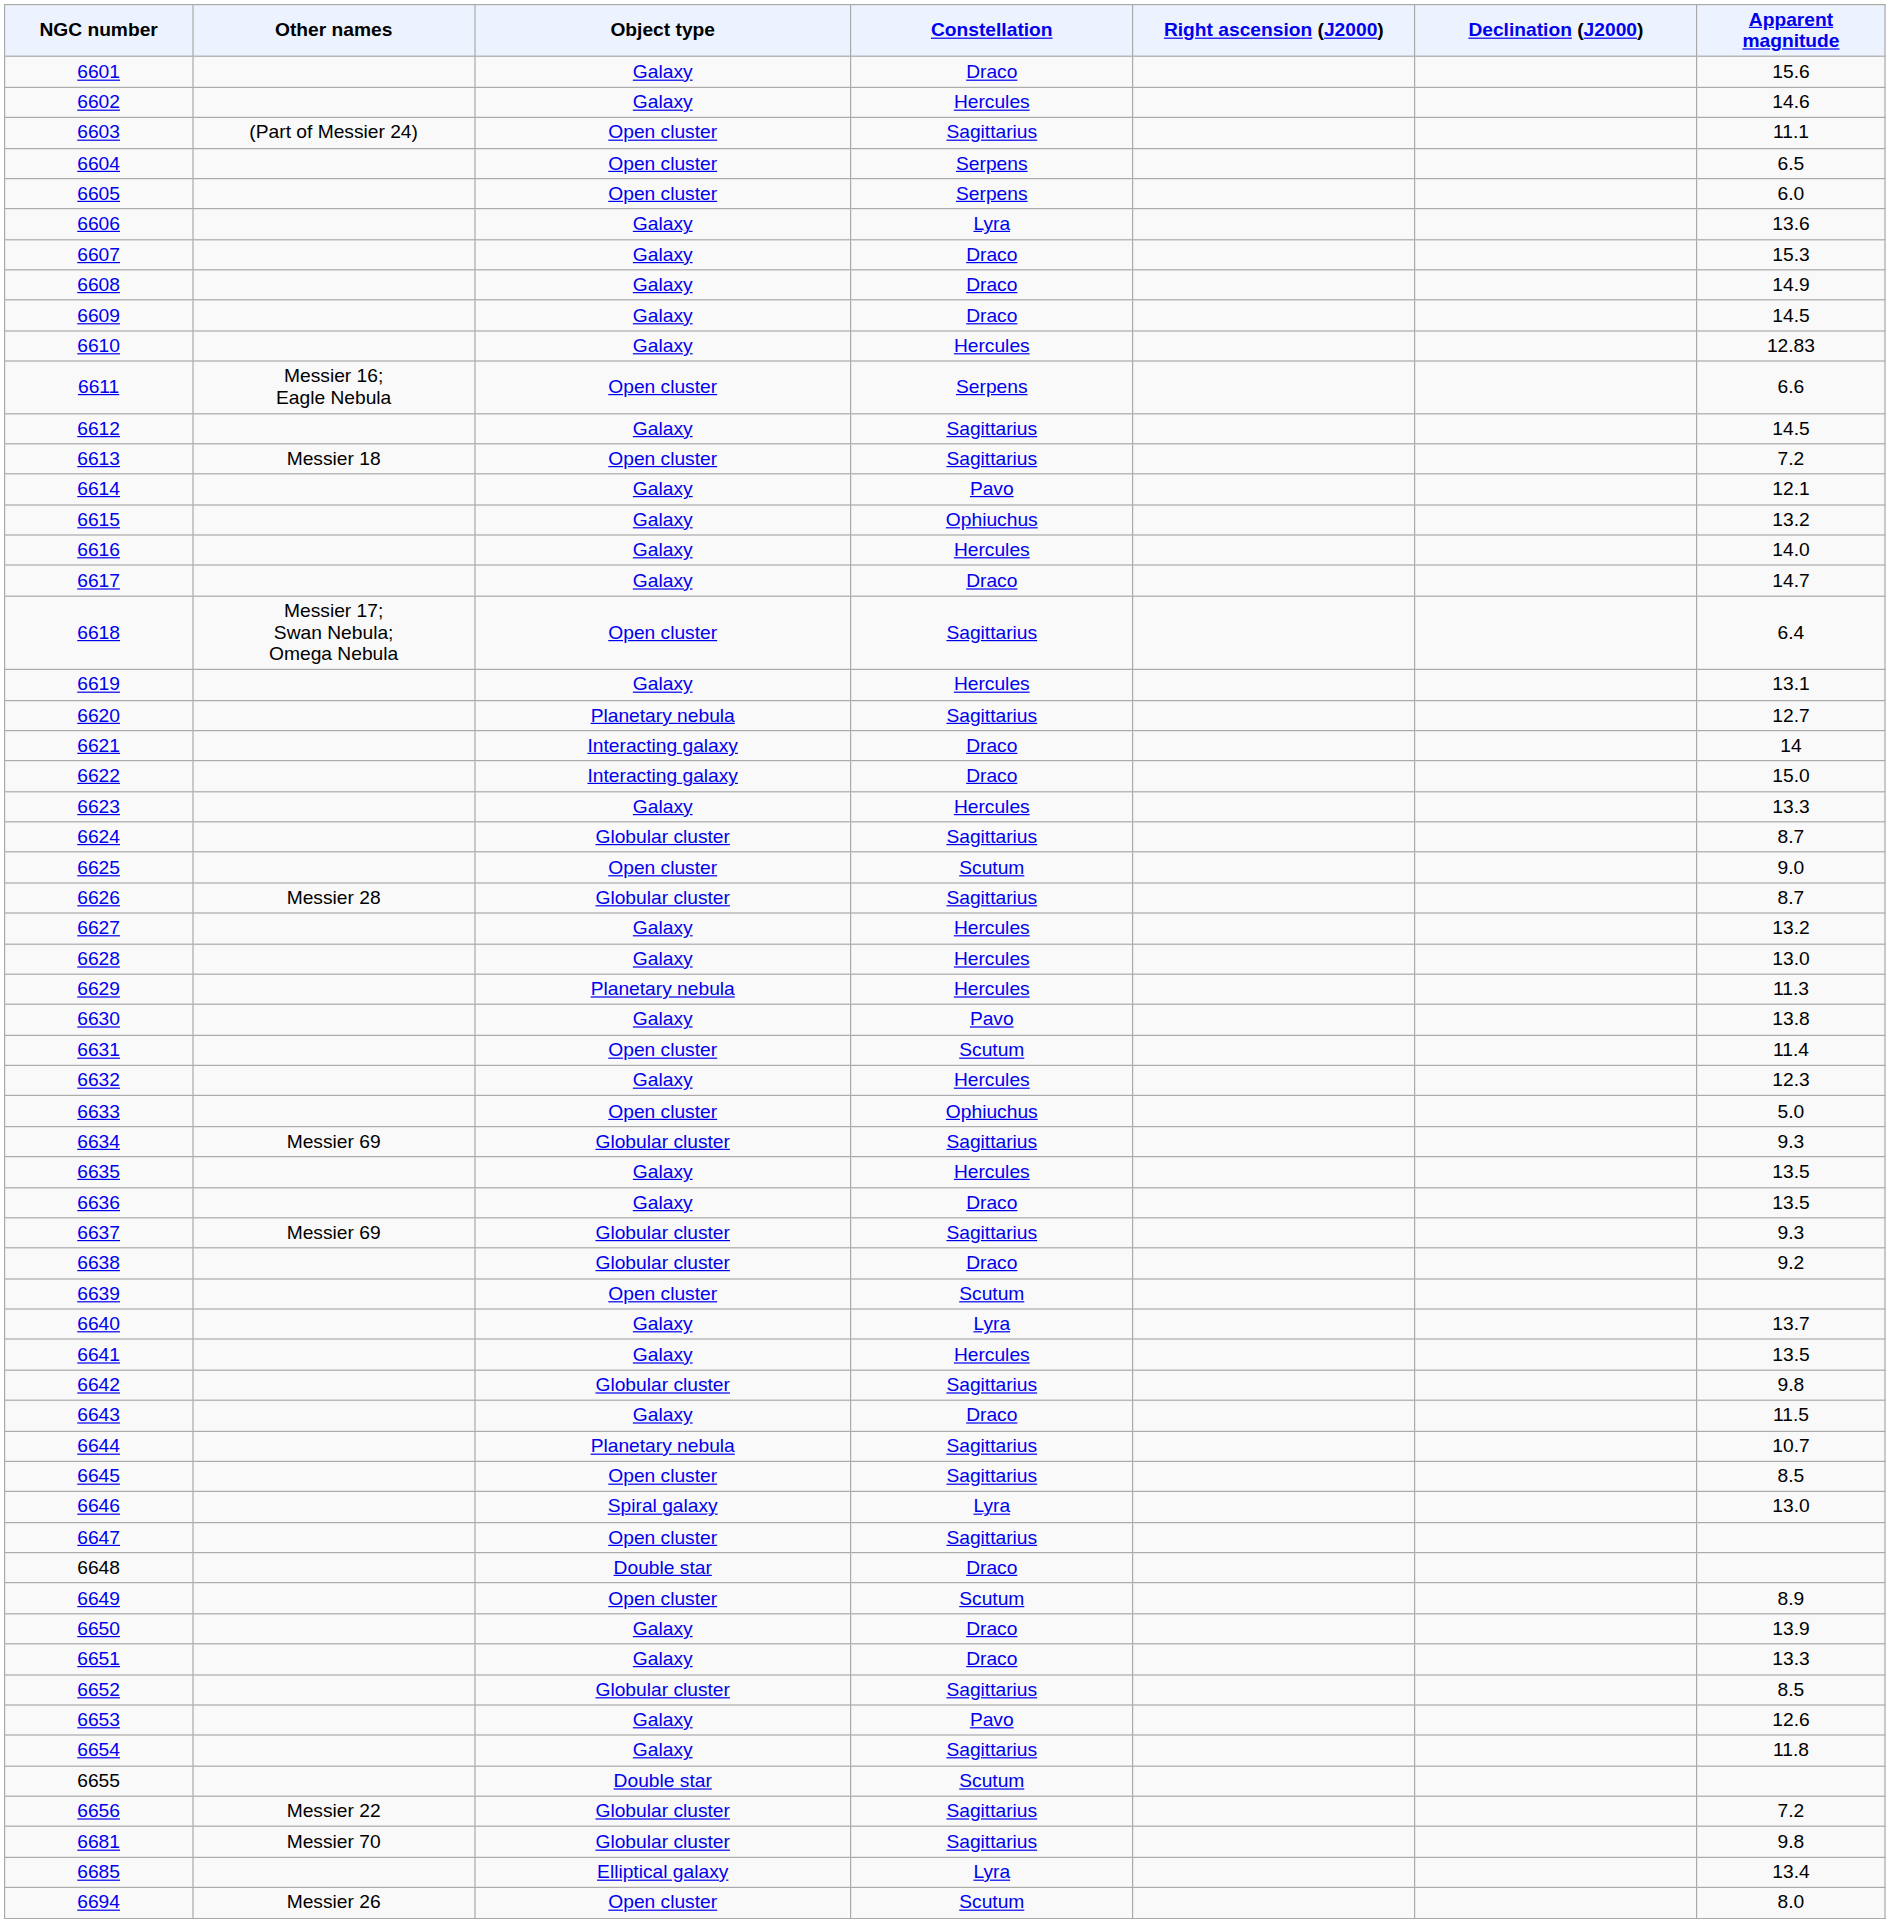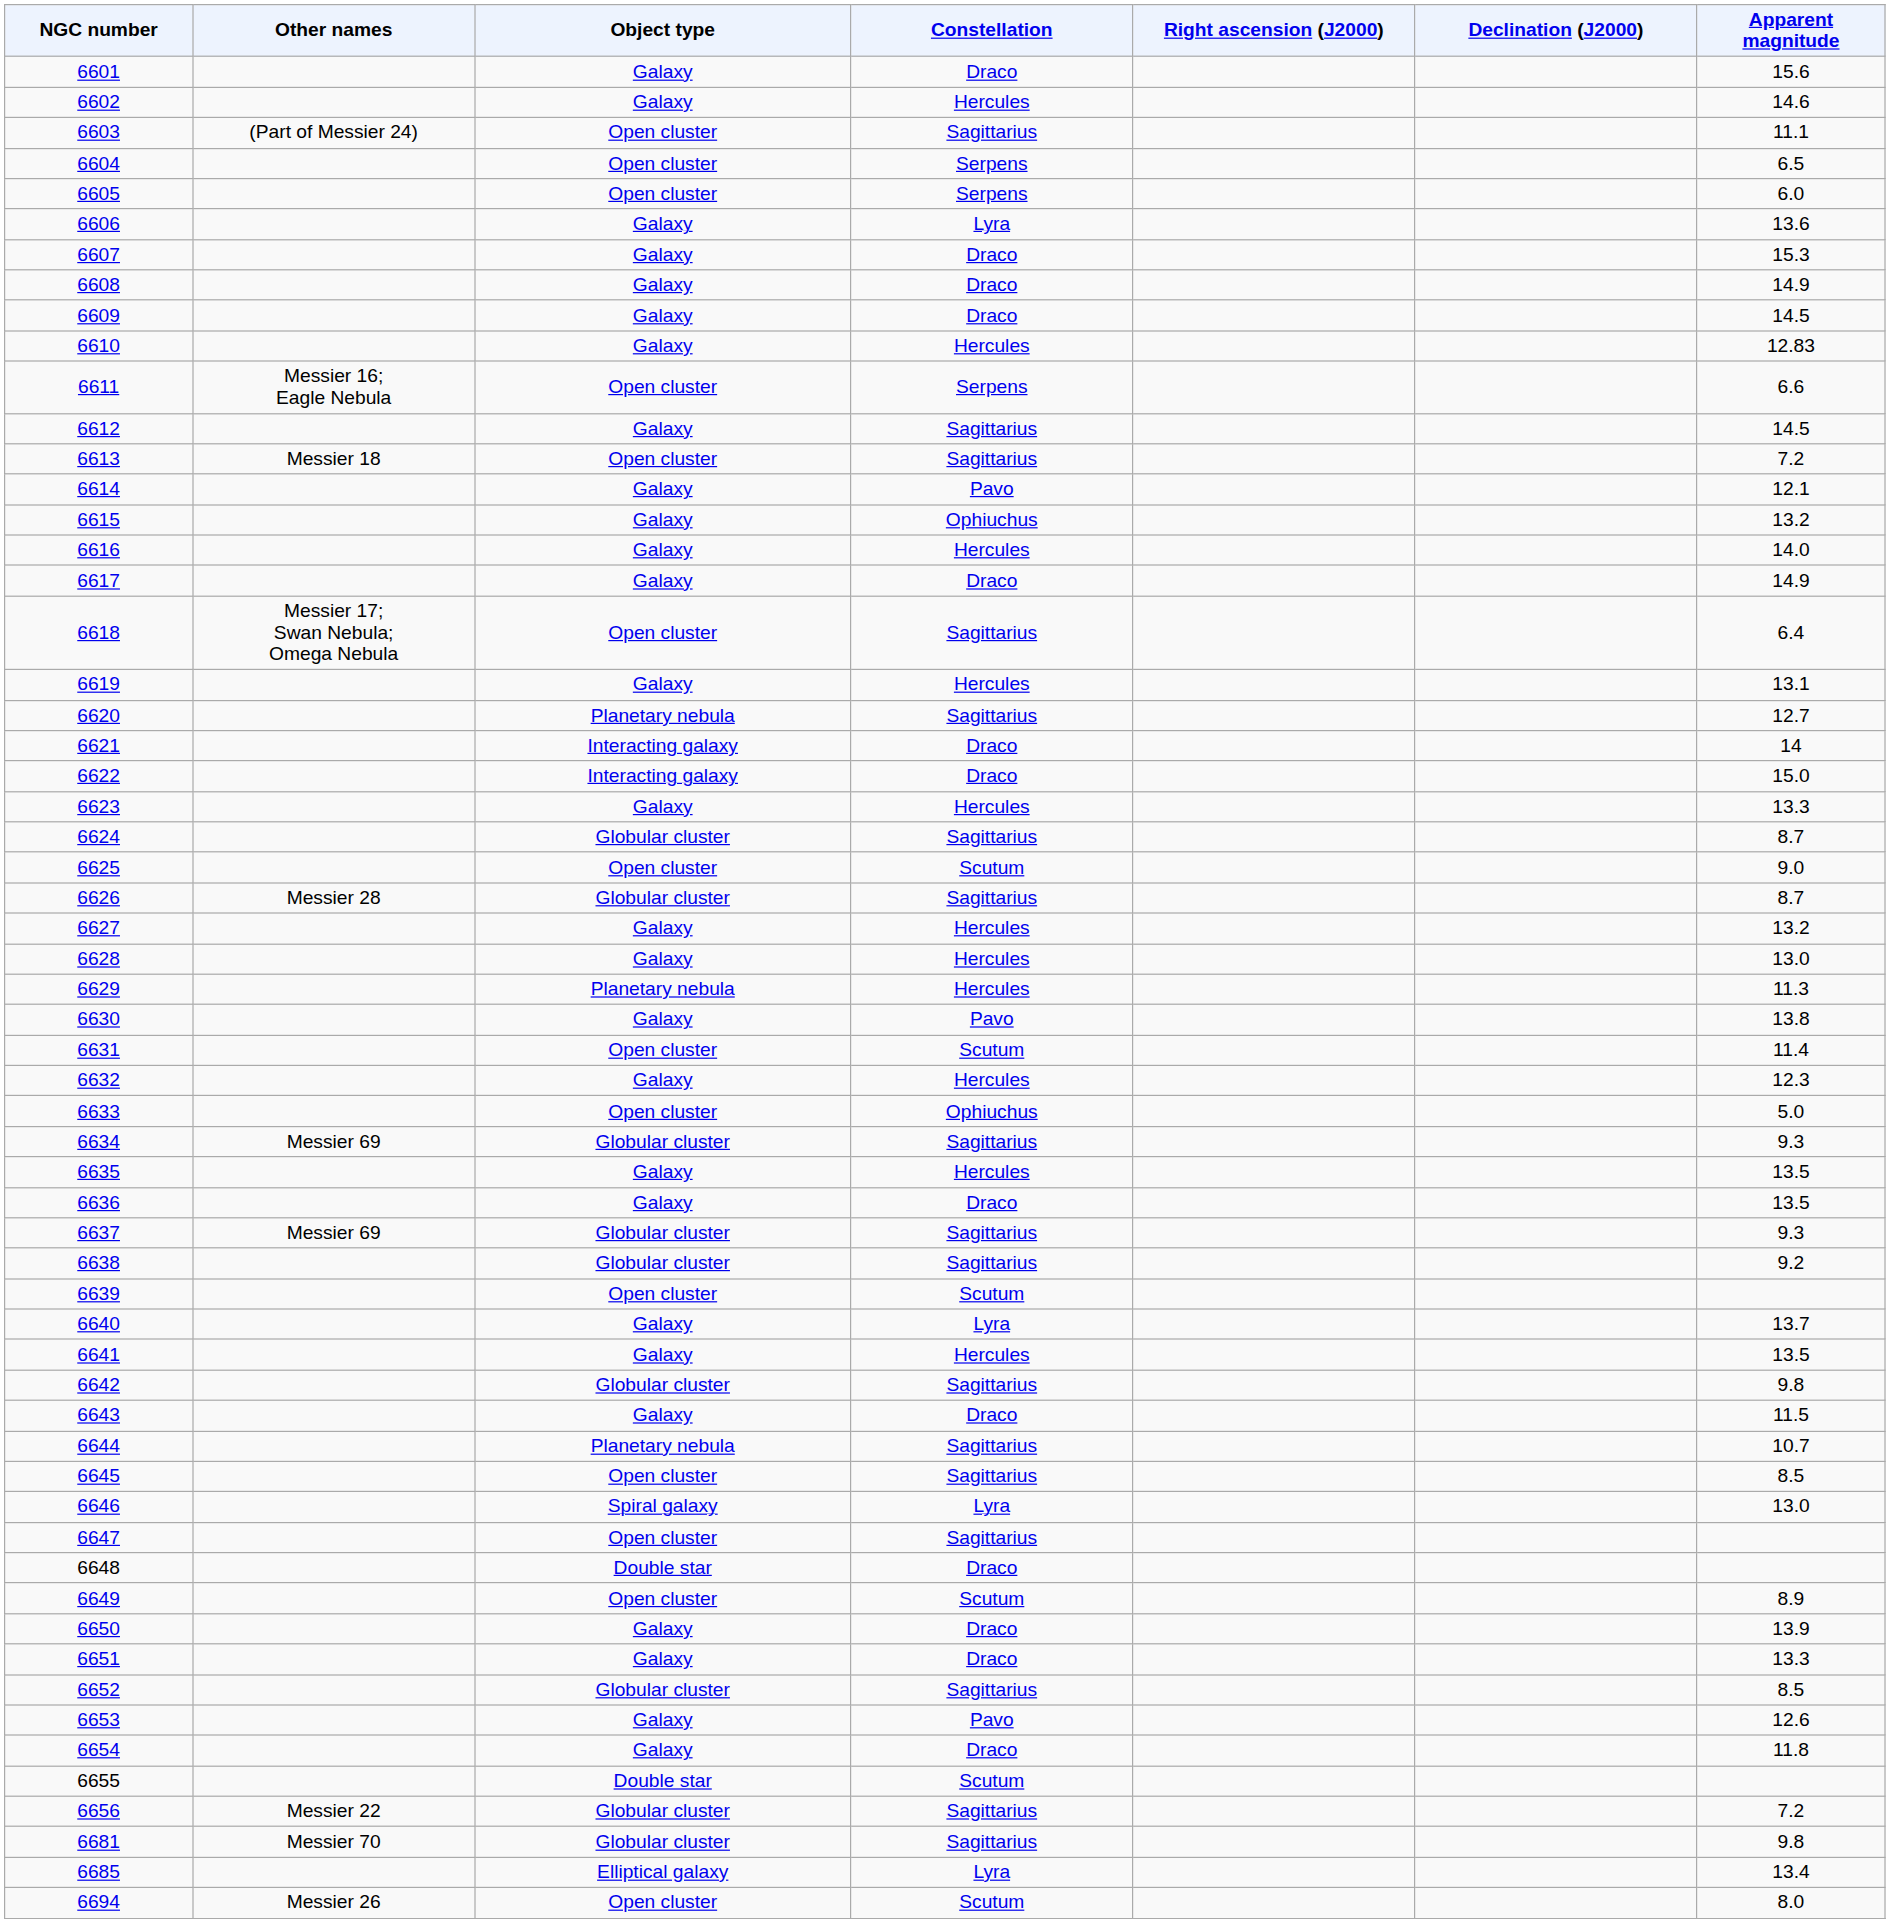(1791, 580) 14.7 -> (1791, 580) 14.9
(992, 1263) Draco -> (992, 1263) Sagittarius
(992, 1750) Sagittarius -> (992, 1750) Draco
